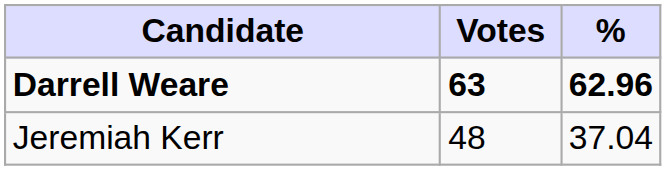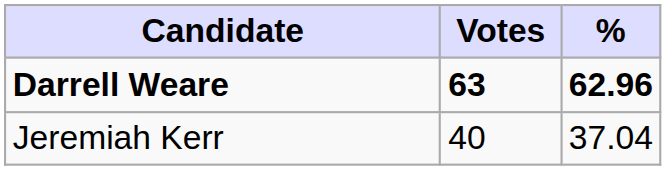(467, 137) 48 -> (467, 137) 40
